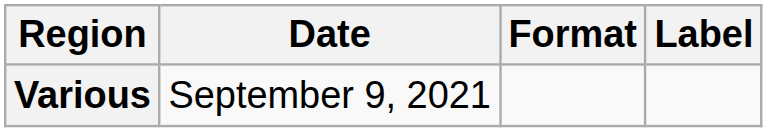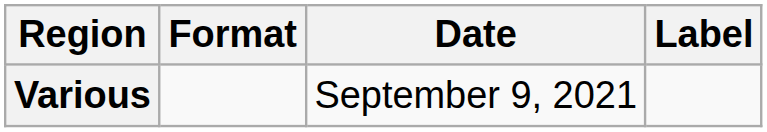columns swapped: (330, 34) <-> (573, 34)
